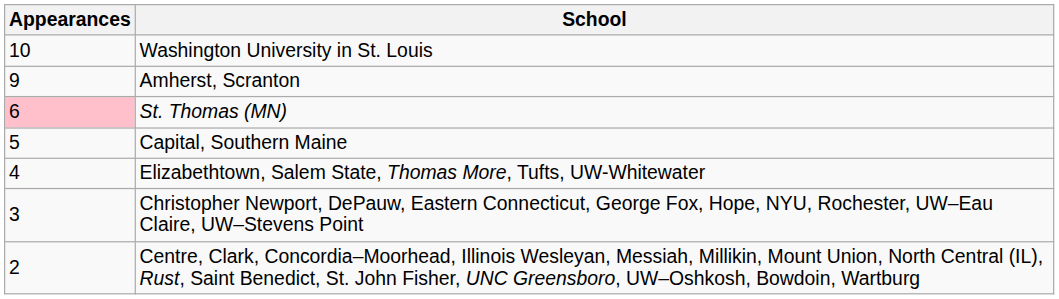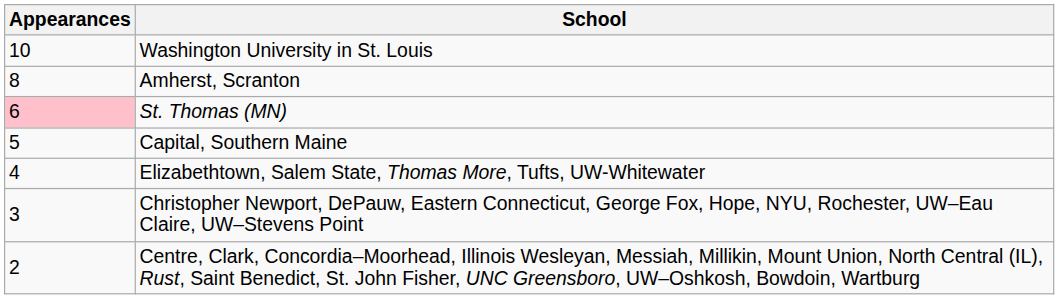(14, 81) 9 -> (14, 81) 8
